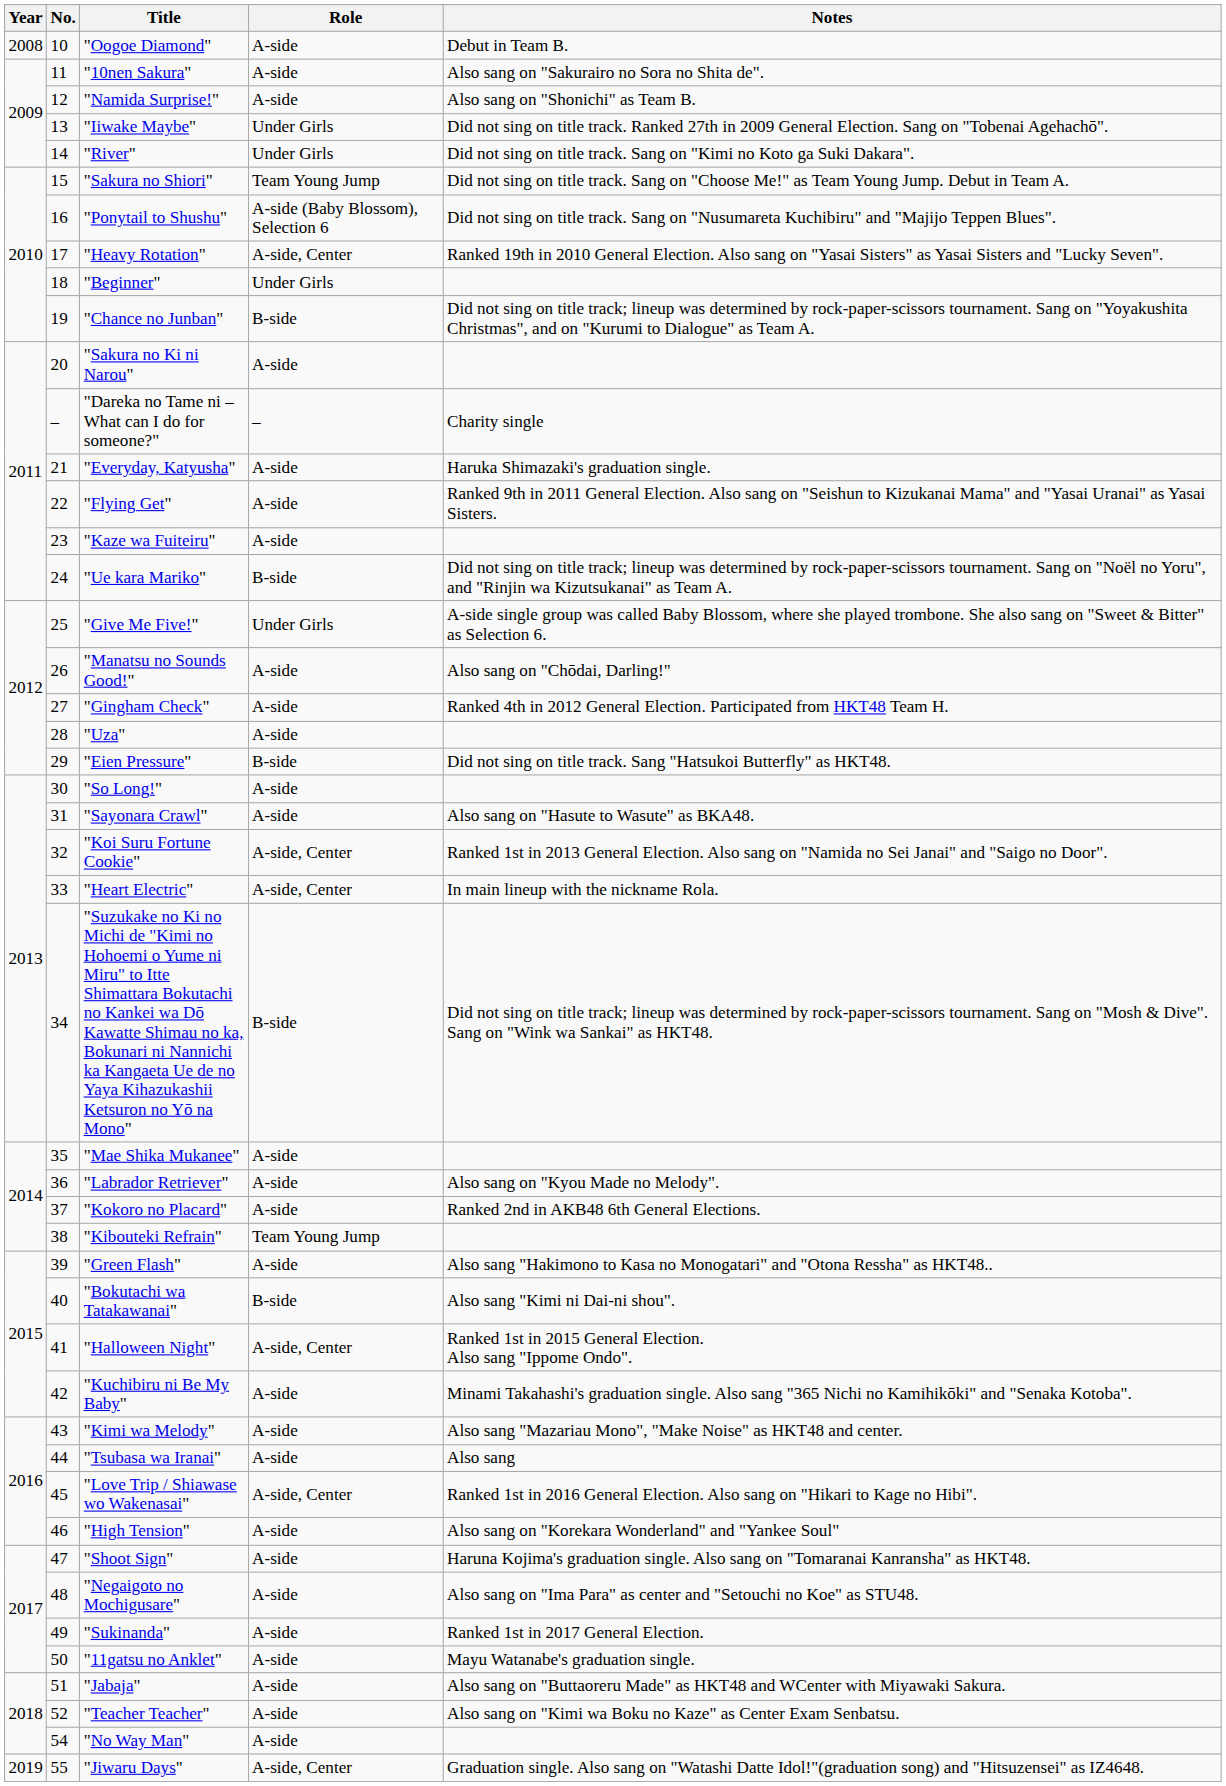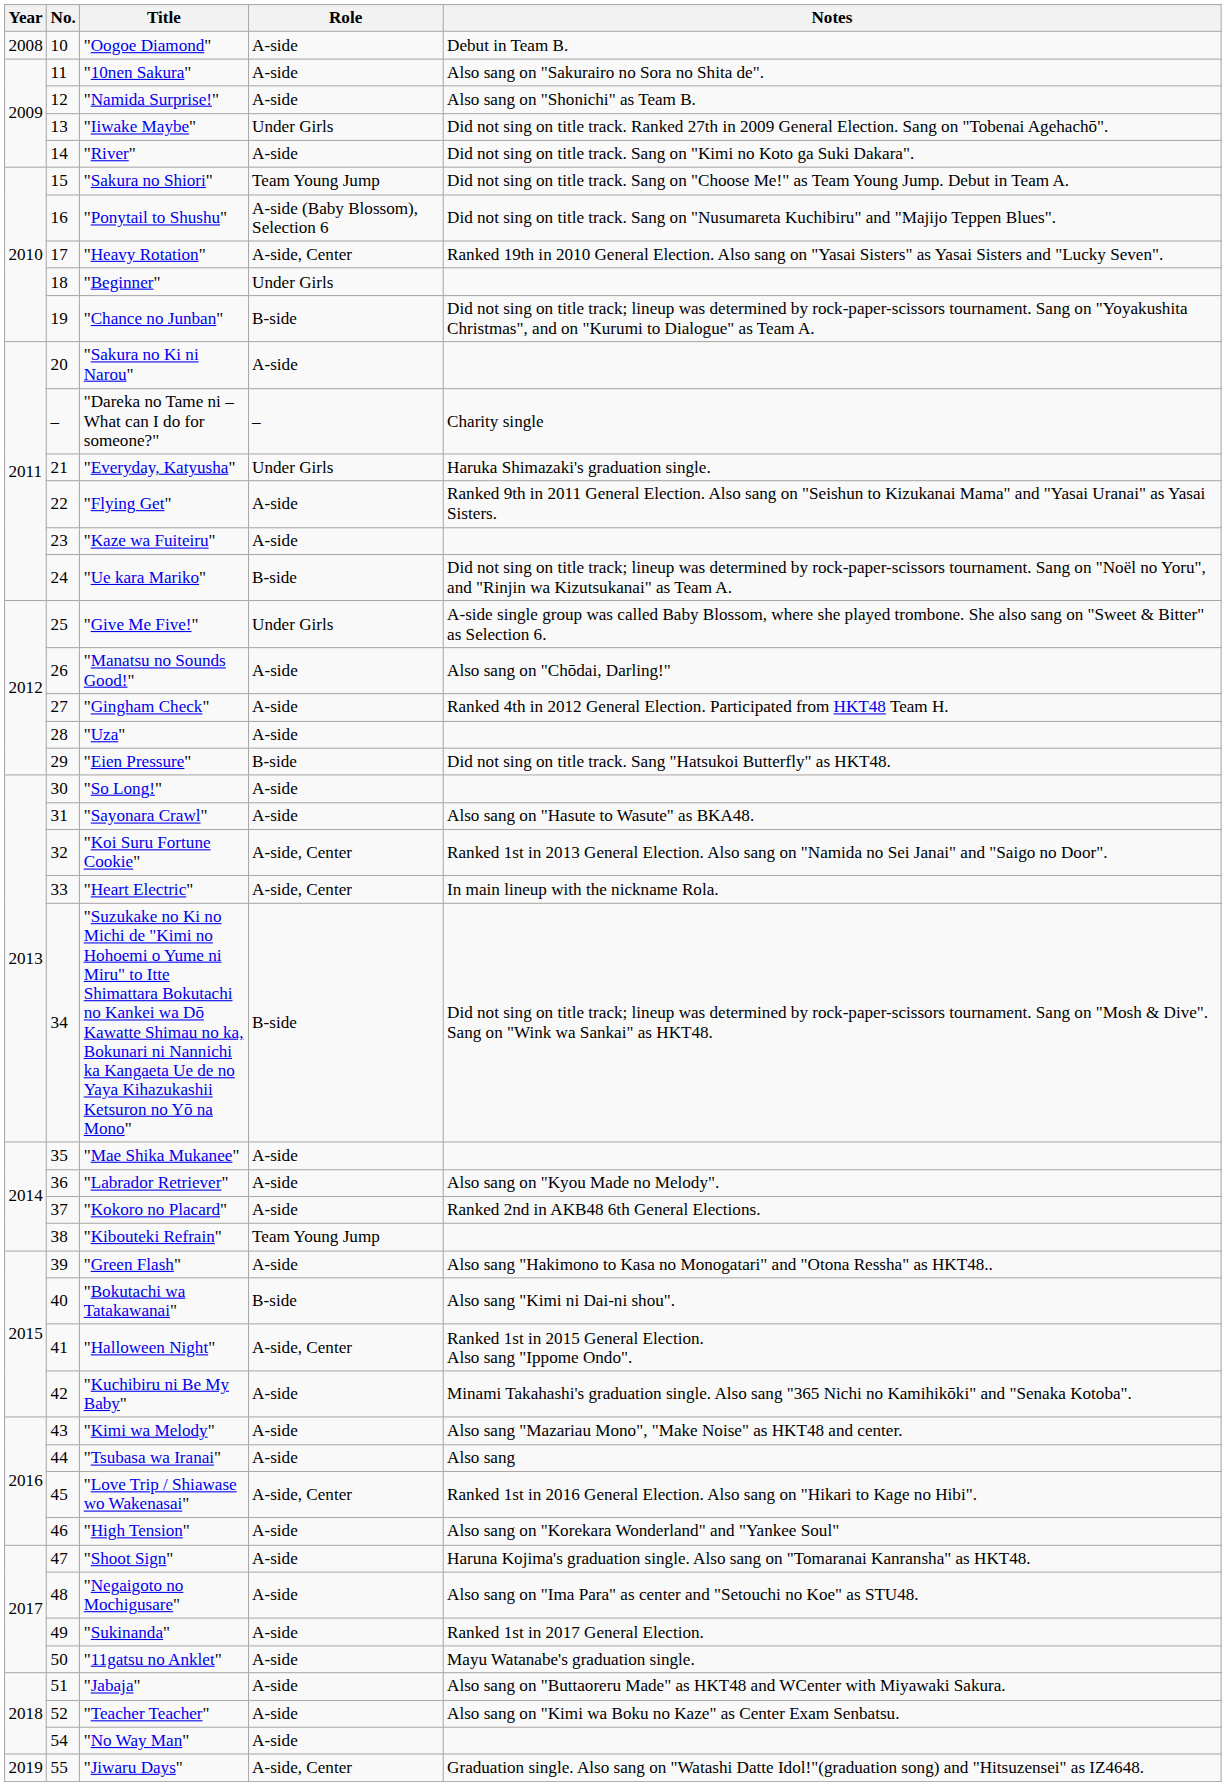(293, 153) Under Girls -> (275, 153) A-side
(275, 467) A-side -> (293, 467) Under Girls
